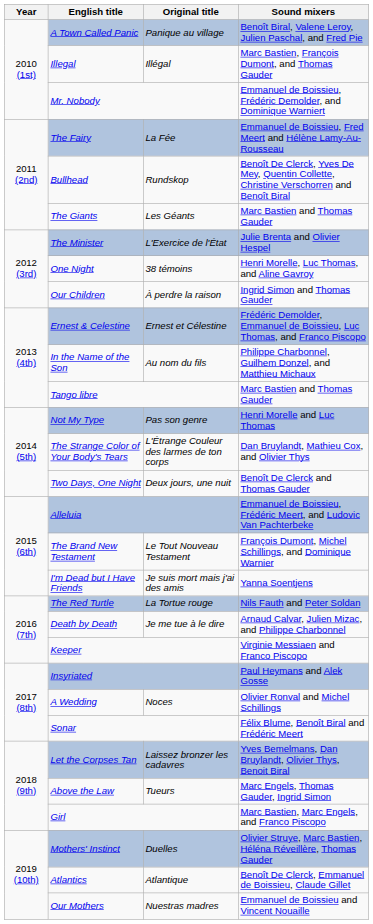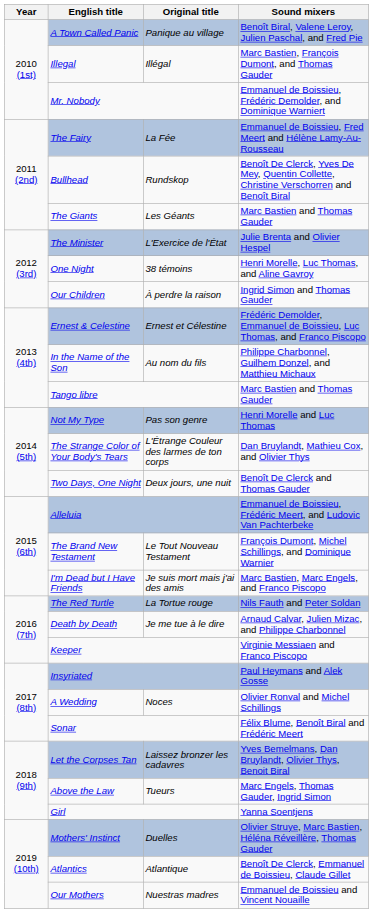(277, 583) Yanna Soentjens -> (299, 583) Marc Bastien, Marc Engels, and Franco Piscopo
(299, 817) Marc Bastien, Marc Engels, and Franco Piscopo -> (277, 811) Yanna Soentjens
